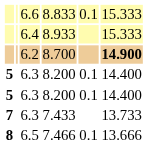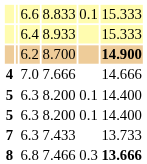+ row: (9, 74)
(30, 135) 6.5 -> (30, 155) 6.8
(89, 135) 0.1 -> (89, 155) 0.3
(122, 135) normal -> (122, 155) bold
